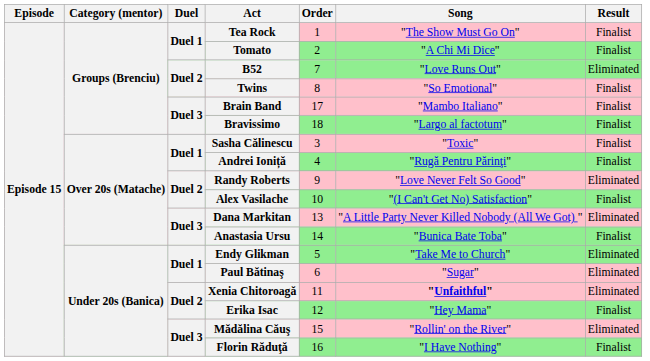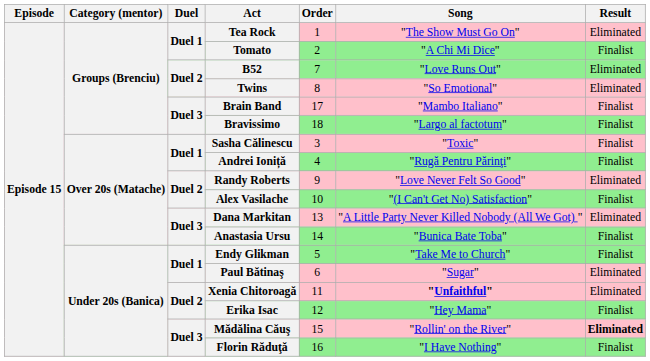(613, 32) Finalist -> (615, 32) Eliminated
(613, 87) Finalist -> (615, 87) Eliminated
(613, 254) Eliminated -> (615, 254) Finalist
(613, 328) normal -> (615, 328) bold
